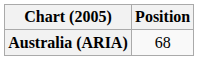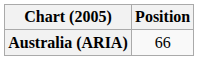(163, 42) 68 -> (163, 42) 66
